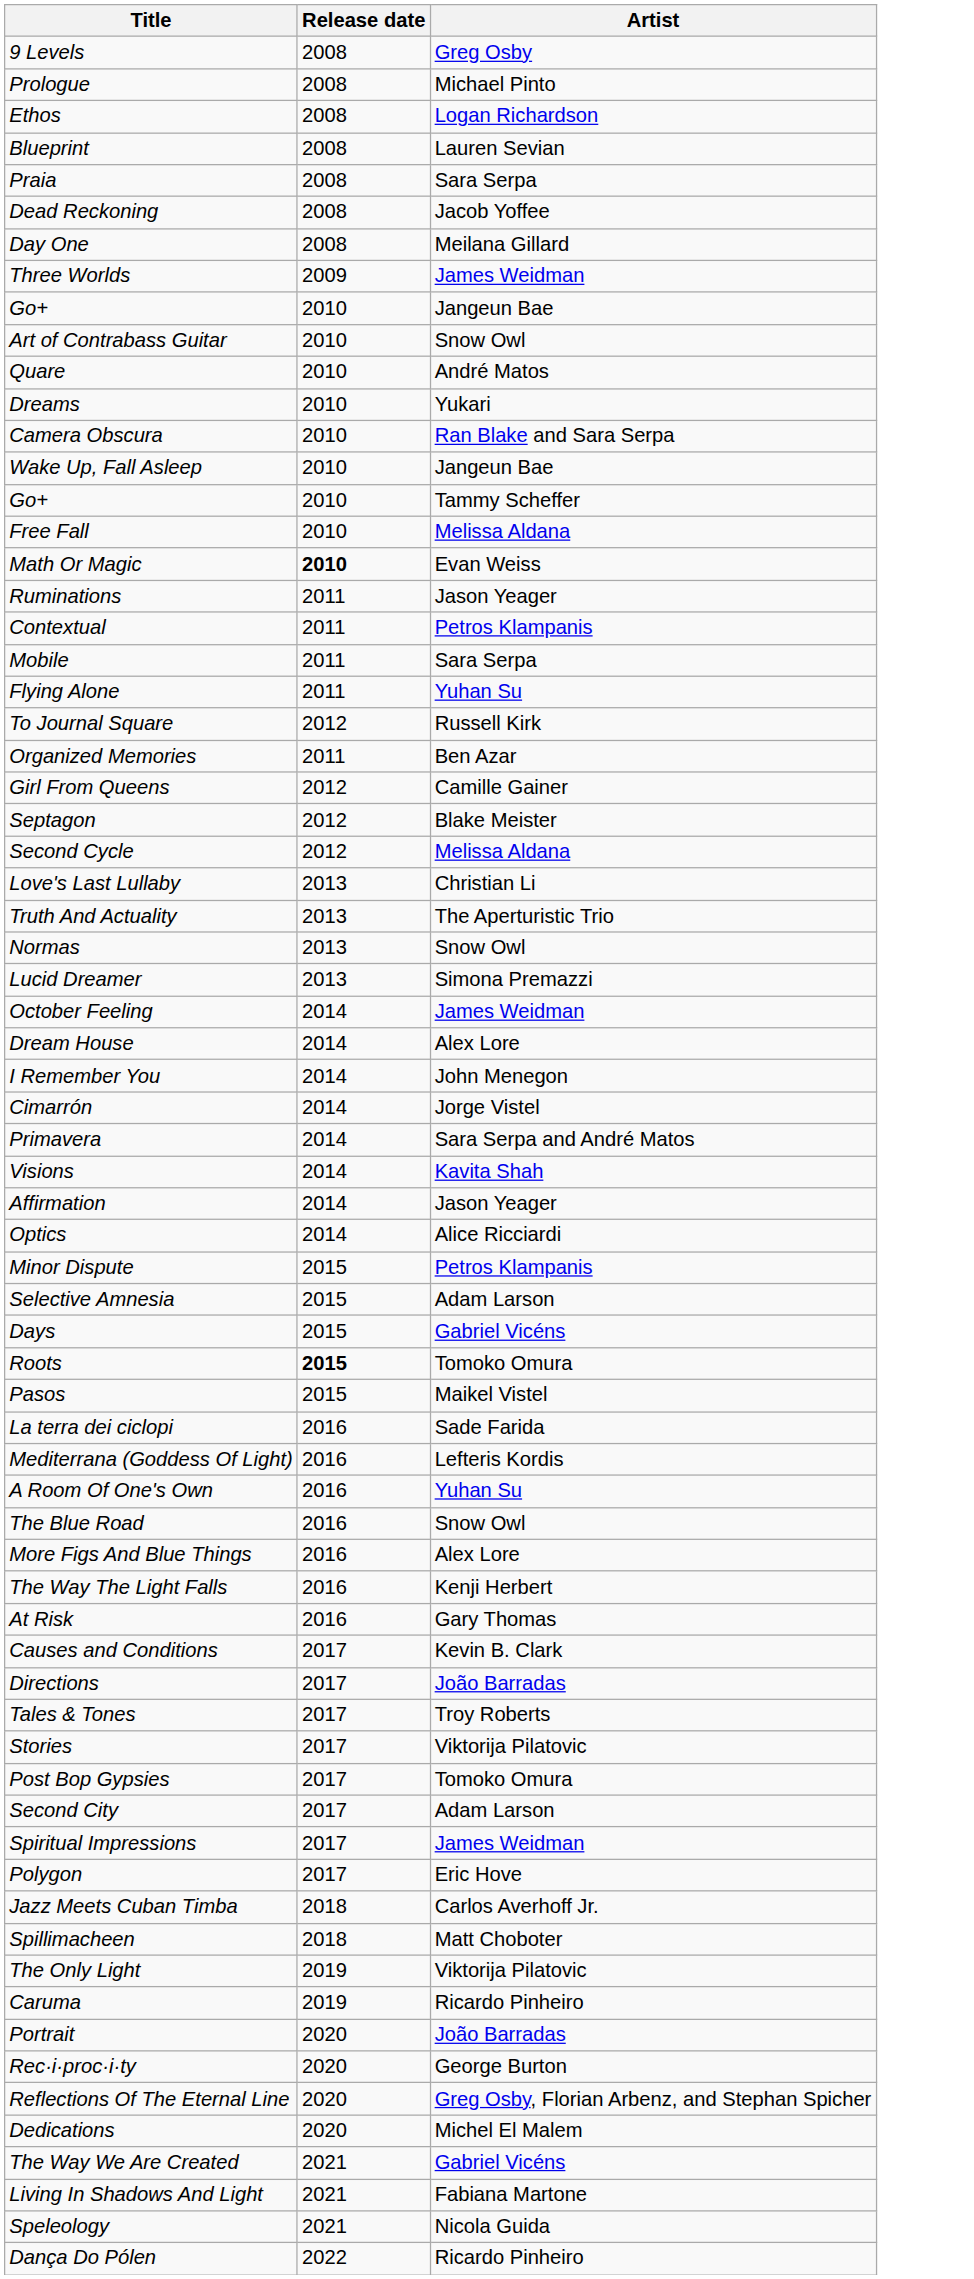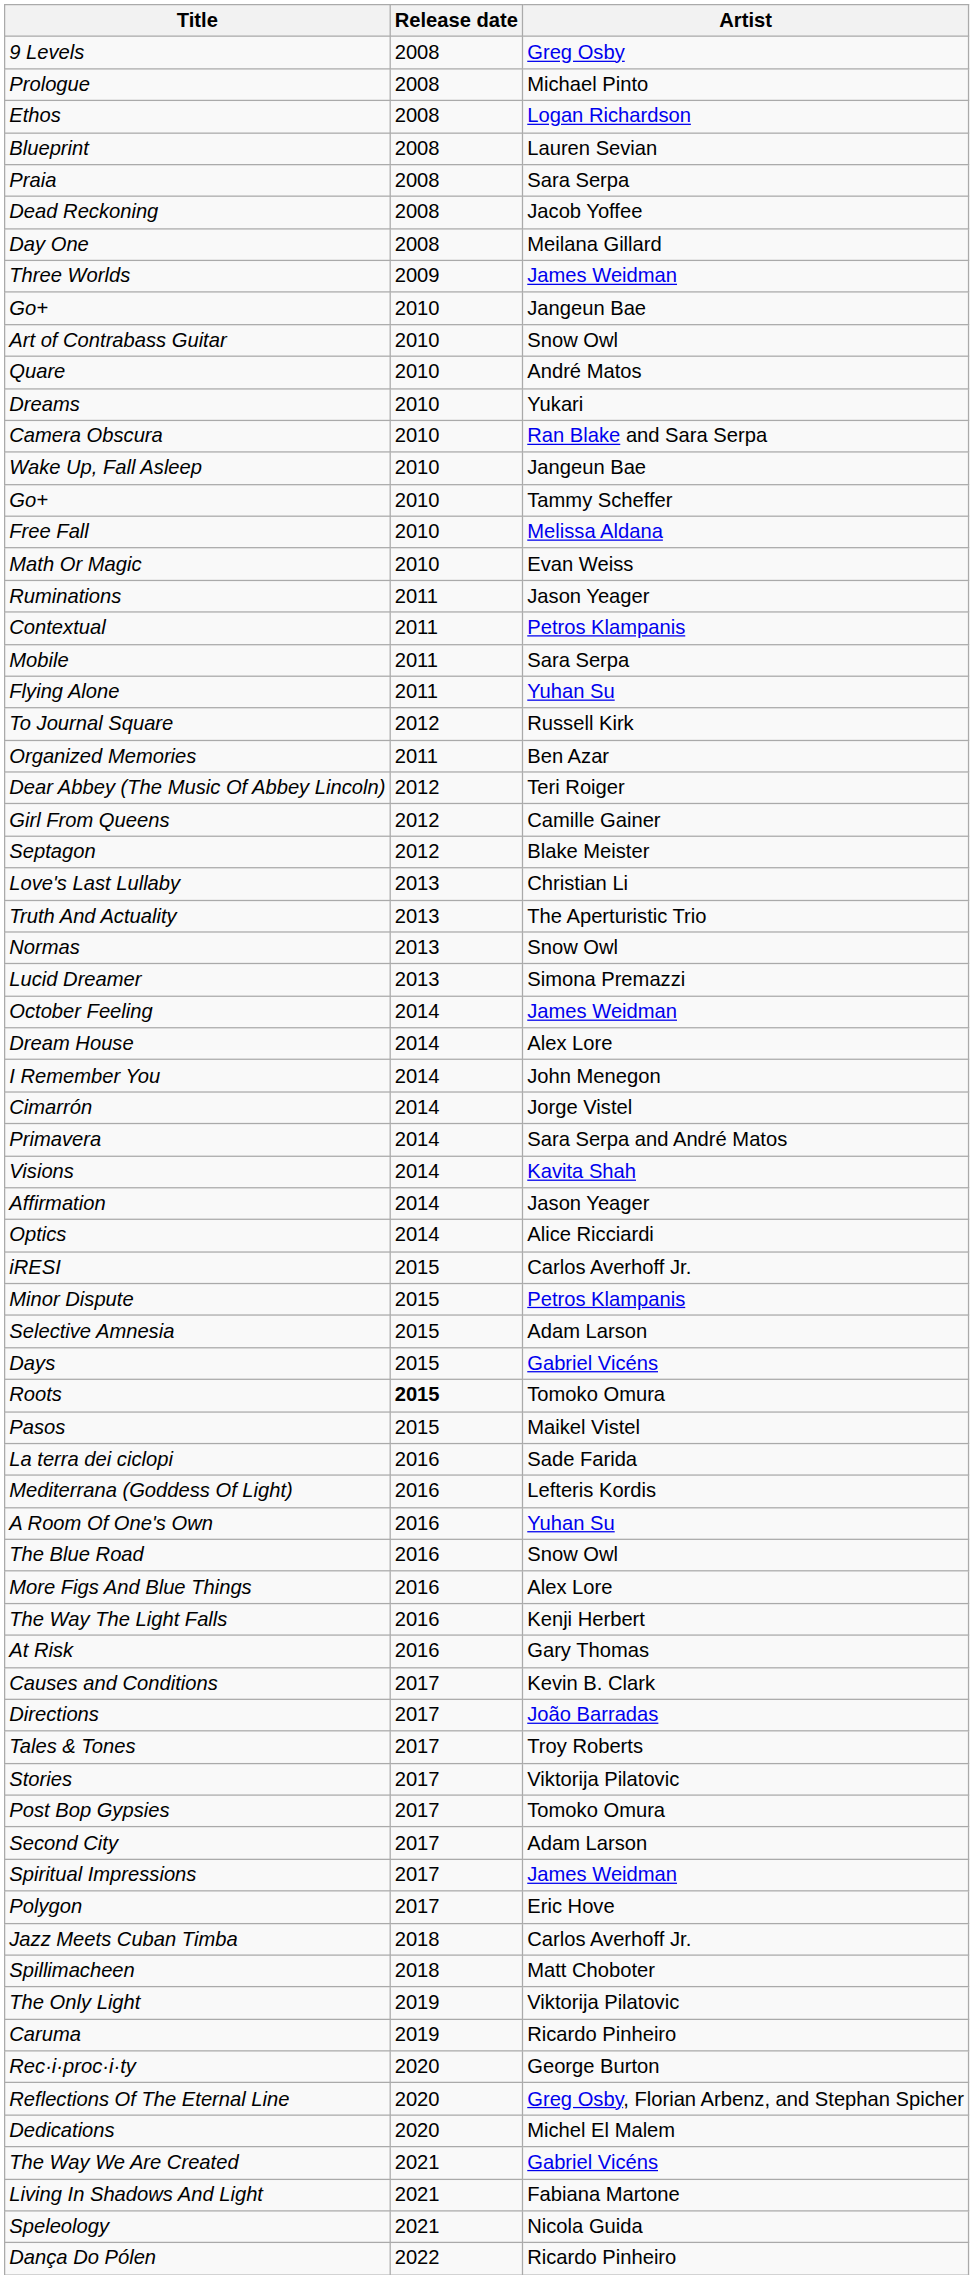(324, 564) bold -> (417, 564) normal
+ row: (197, 787)
- row: (71, 851)
+ row: (35, 1267)
- row: (42, 2034)
